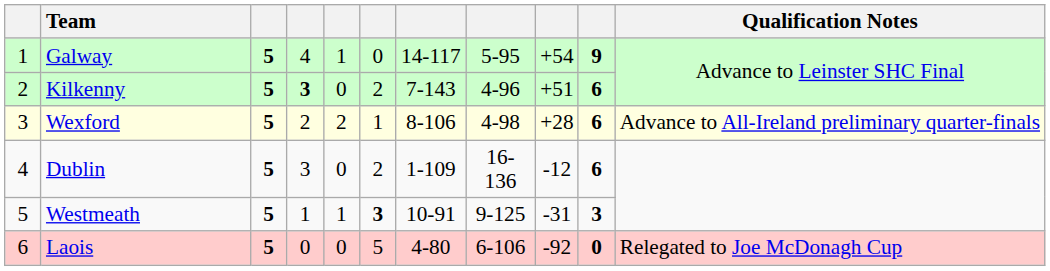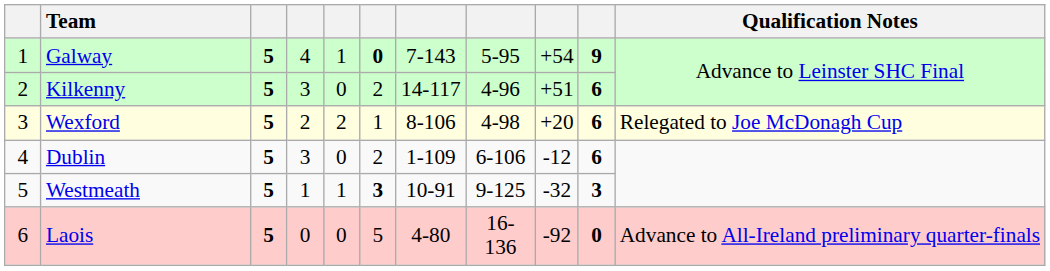(378, 55) normal -> (378, 55) bold
(431, 55) 14-117 -> (431, 55) 7-143
(305, 88) bold -> (305, 88) normal
(431, 88) 7-143 -> (431, 88) 14-117
(557, 122) +28 -> (557, 122) +20
(830, 122) Advance to All-Ireland preliminary quarter-finals -> (761, 122) Relegated to Joe McDonagh Cup
(501, 168) 16-136 -> (500, 156) 6-106
(557, 214) -31 -> (557, 190) -32
(500, 247) 6-106 -> (501, 235) 16-136
(761, 247) Relegated to Joe McDonagh Cup -> (830, 235) Advance to All-Ireland preliminary quarter-finals
